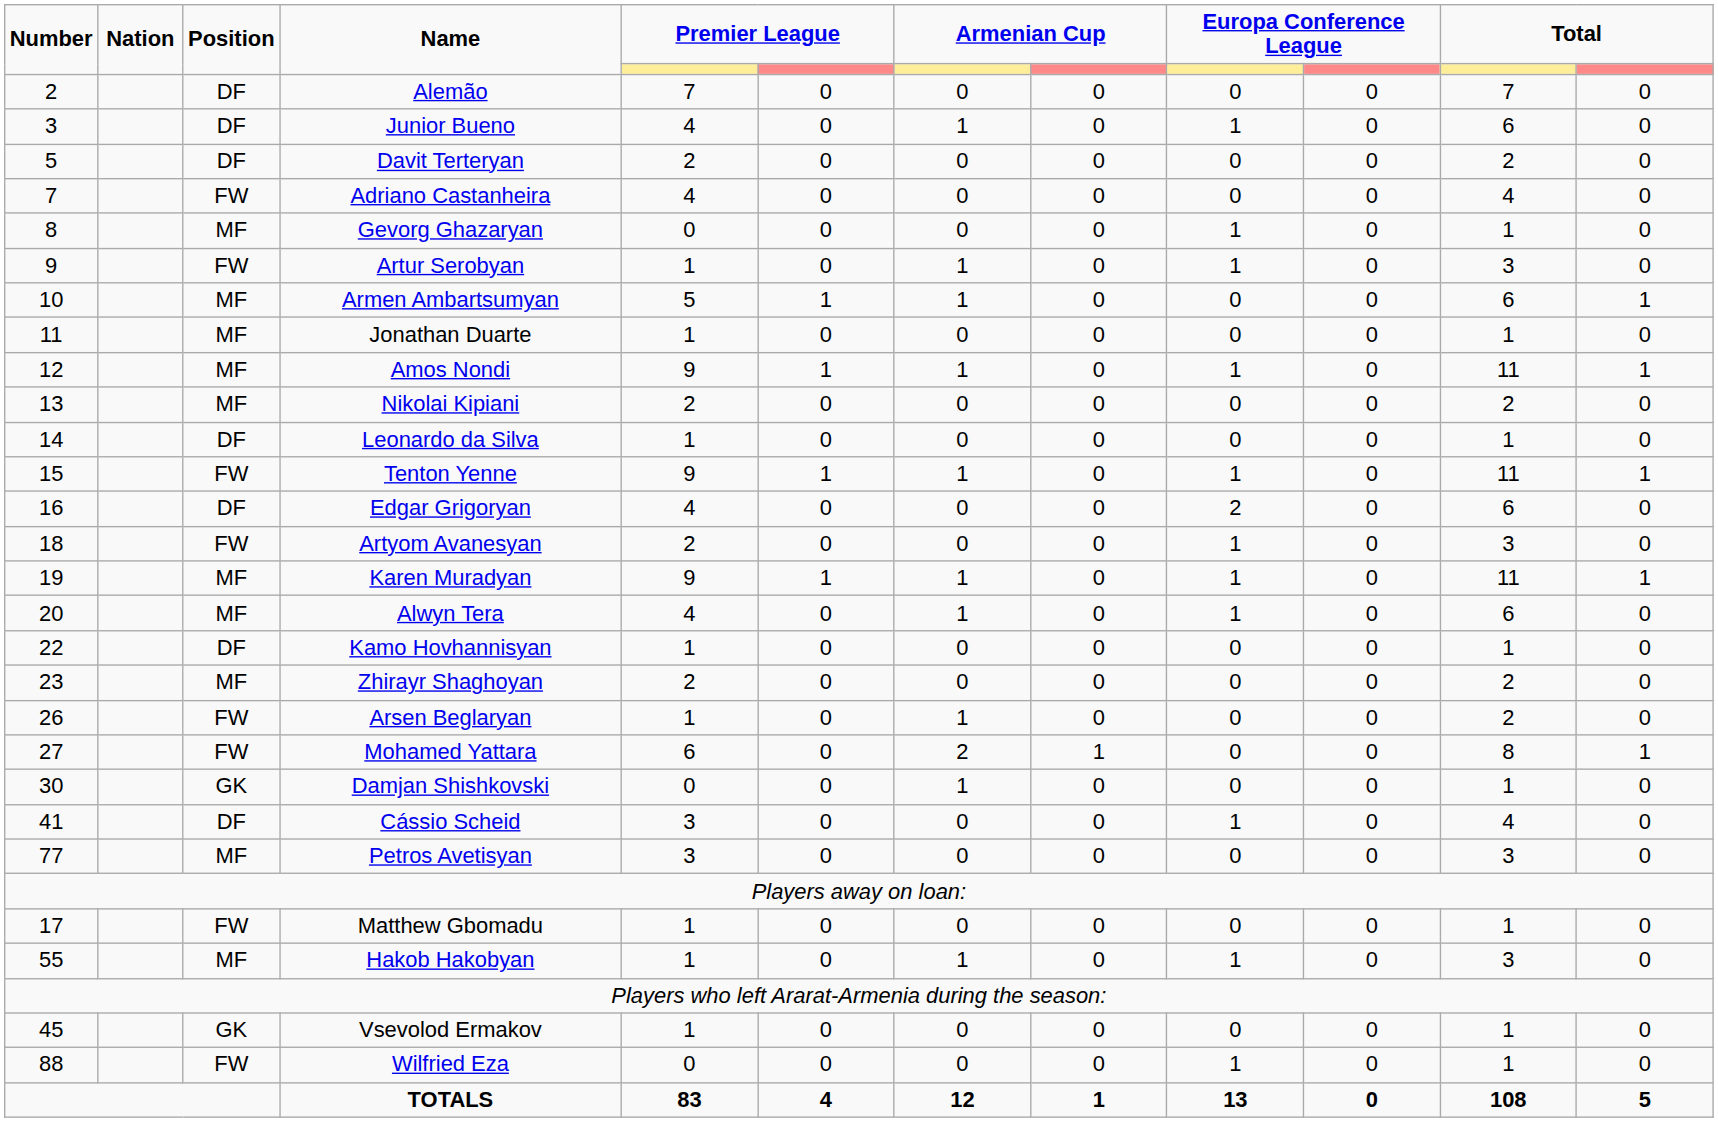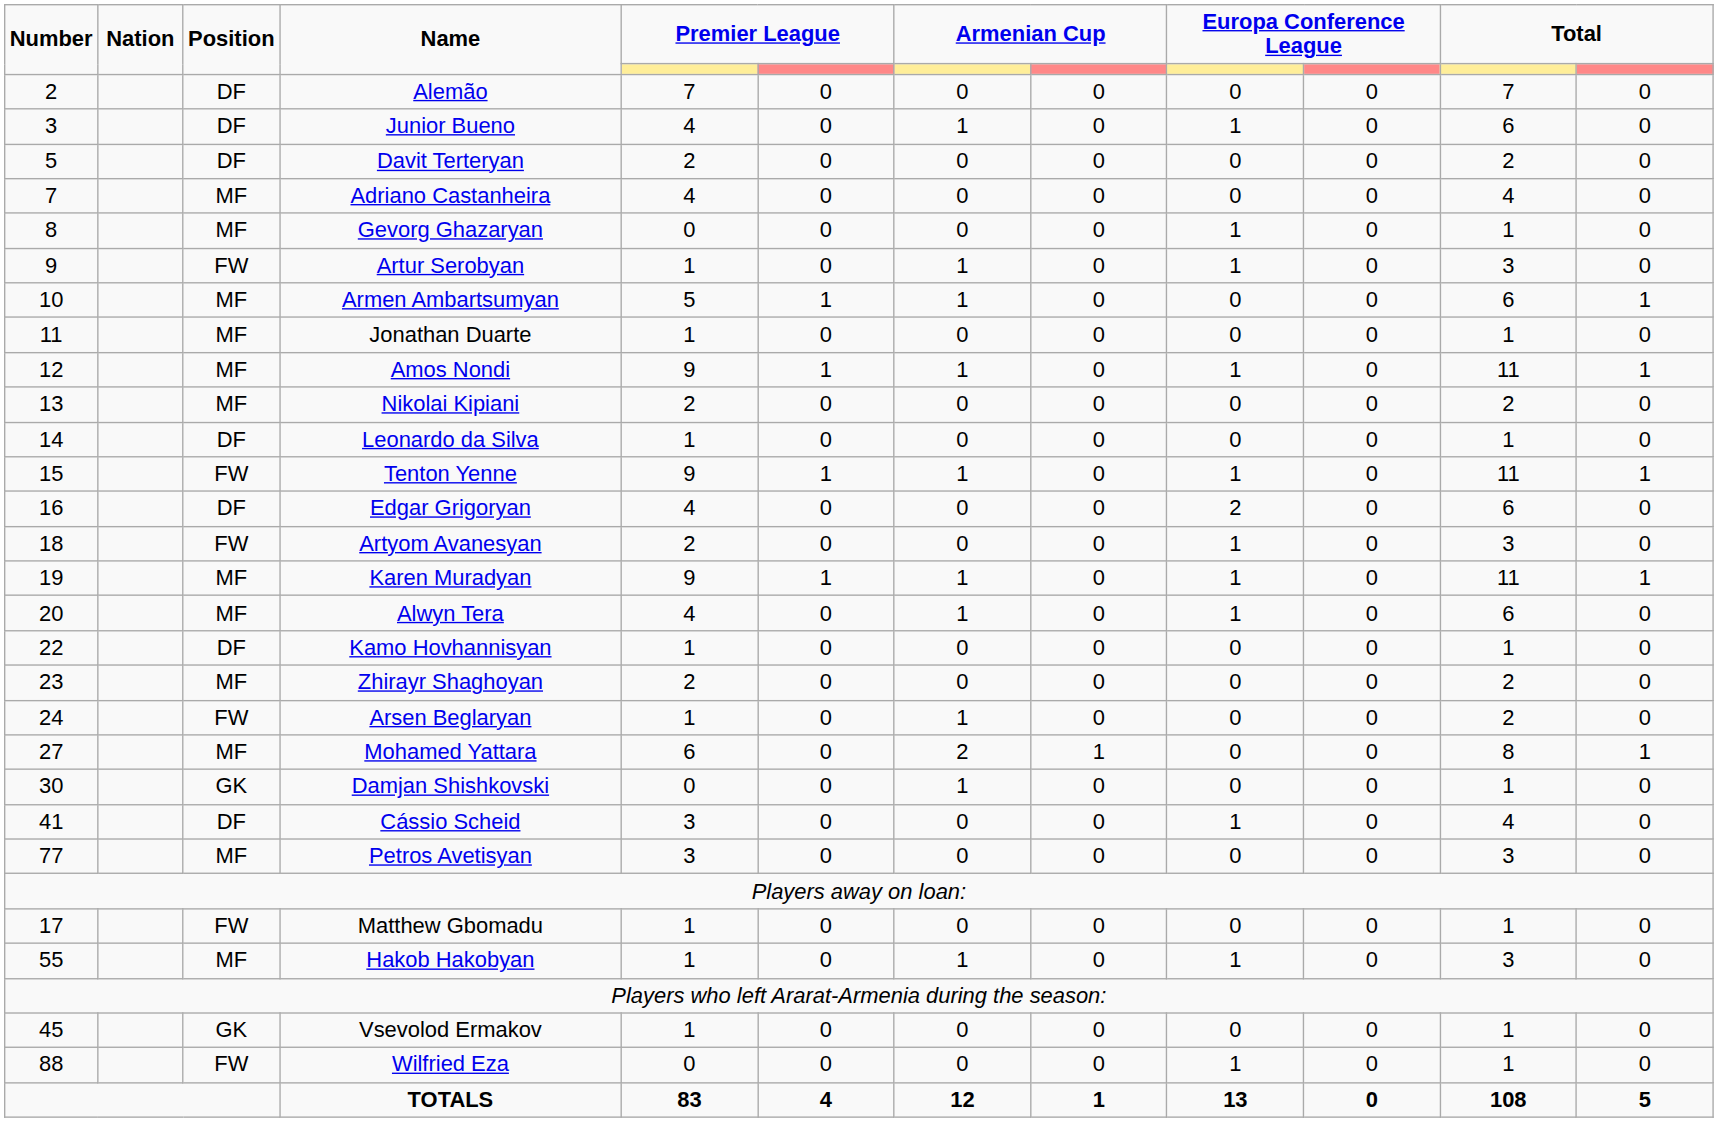(231, 195) FW -> (231, 195) MF
(51, 717) 26 -> (51, 717) 24
(231, 751) FW -> (231, 751) MF
